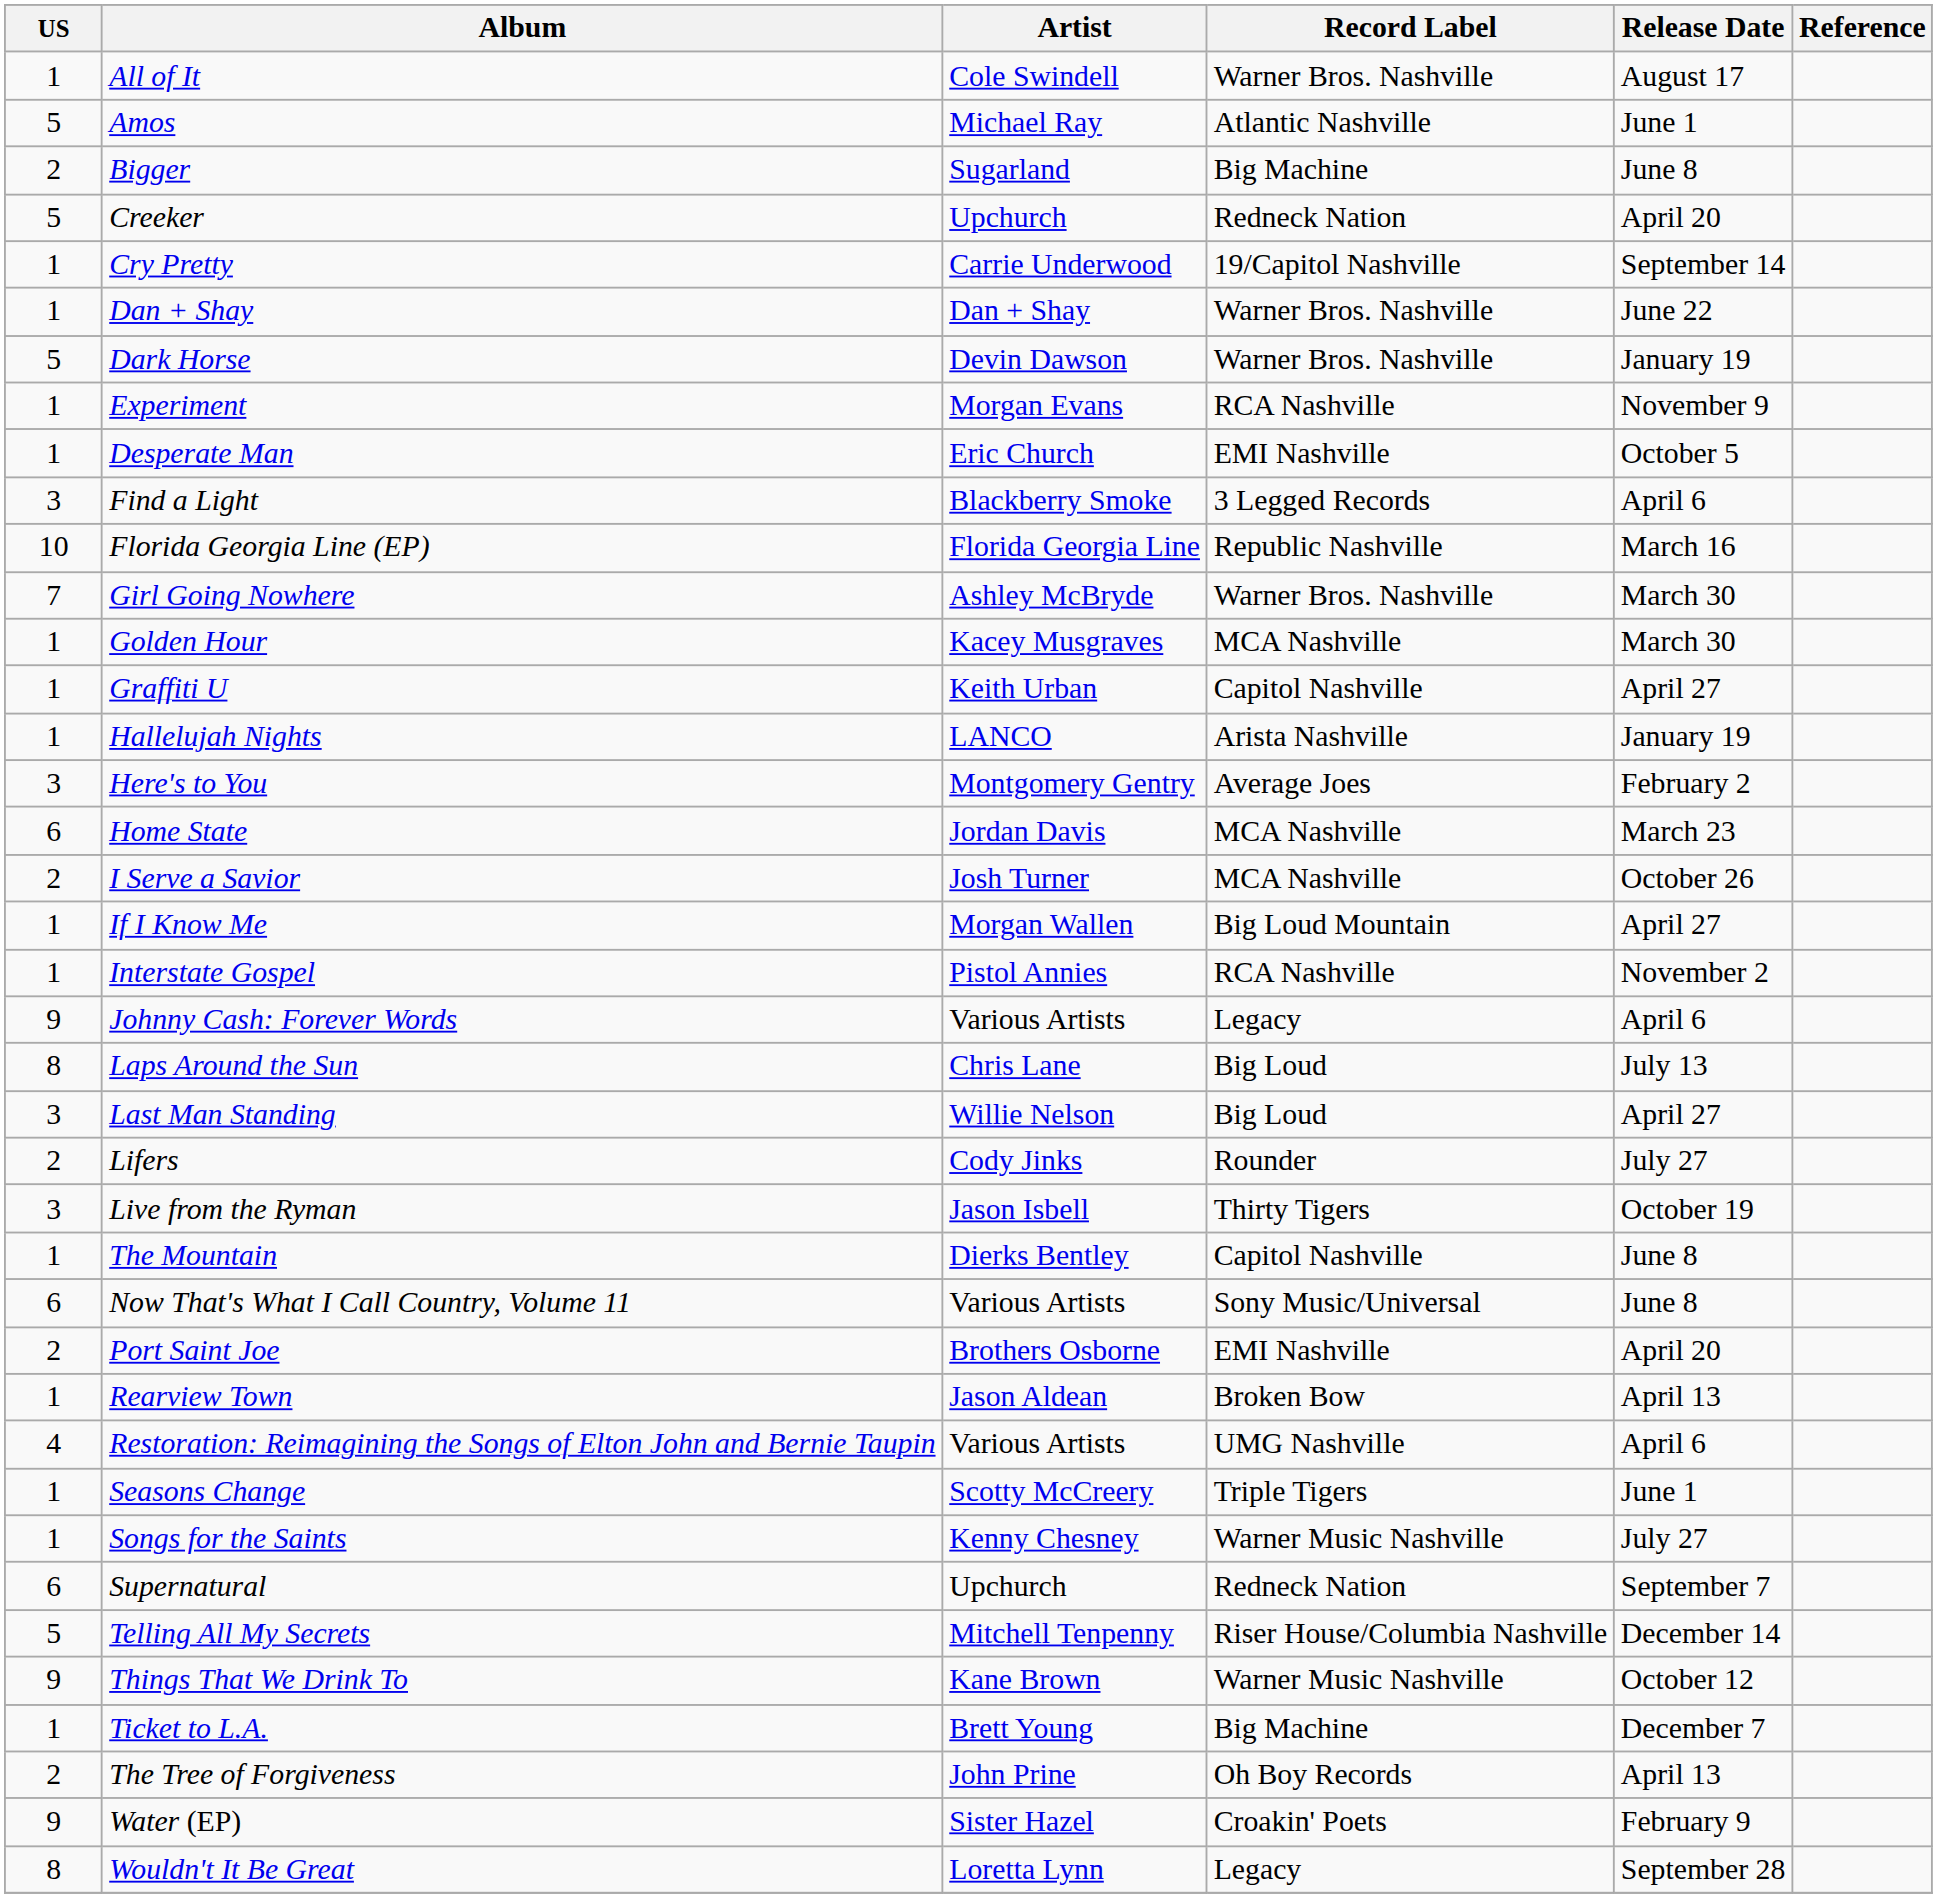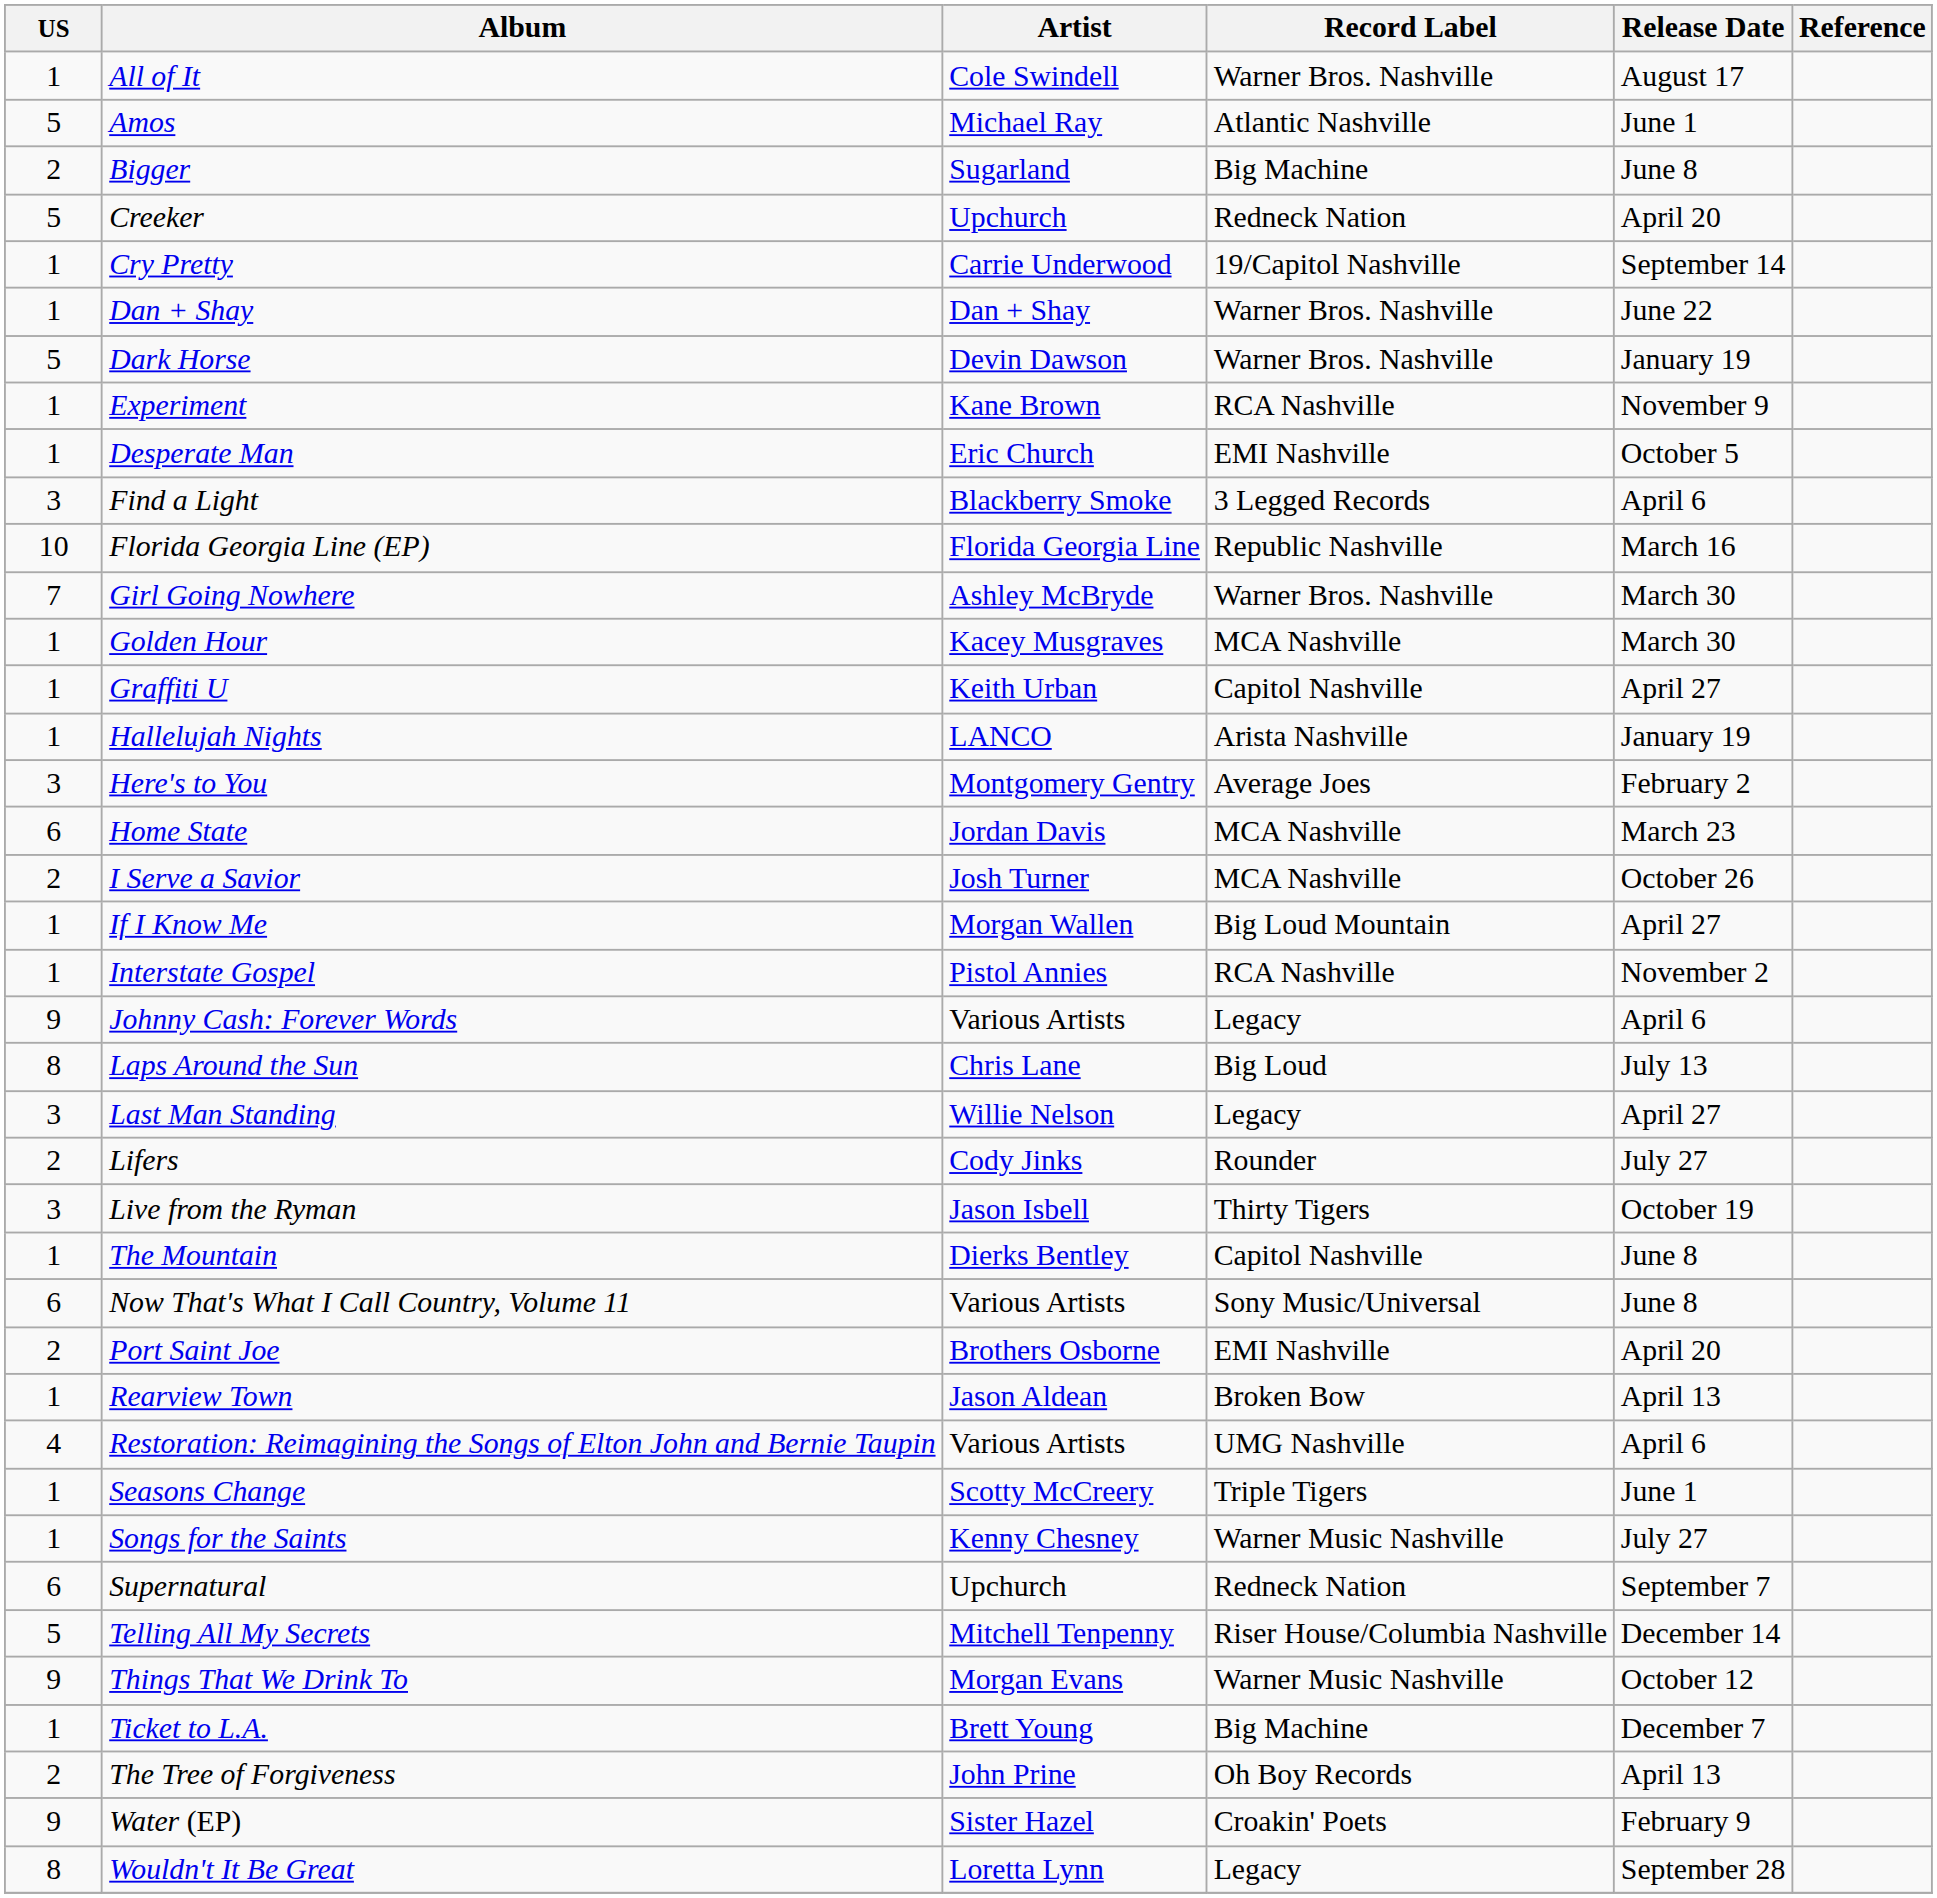(1036, 405) Morgan Evans -> (1025, 405) Kane Brown
(1270, 1113) Big Loud -> (1257, 1113) Legacy
(1025, 1680) Kane Brown -> (1036, 1680) Morgan Evans
